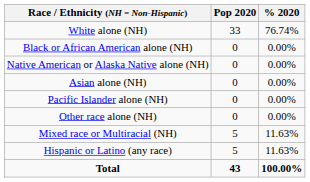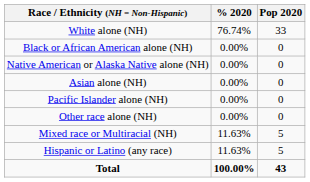columns swapped: (235, 13) <-> (282, 13)
